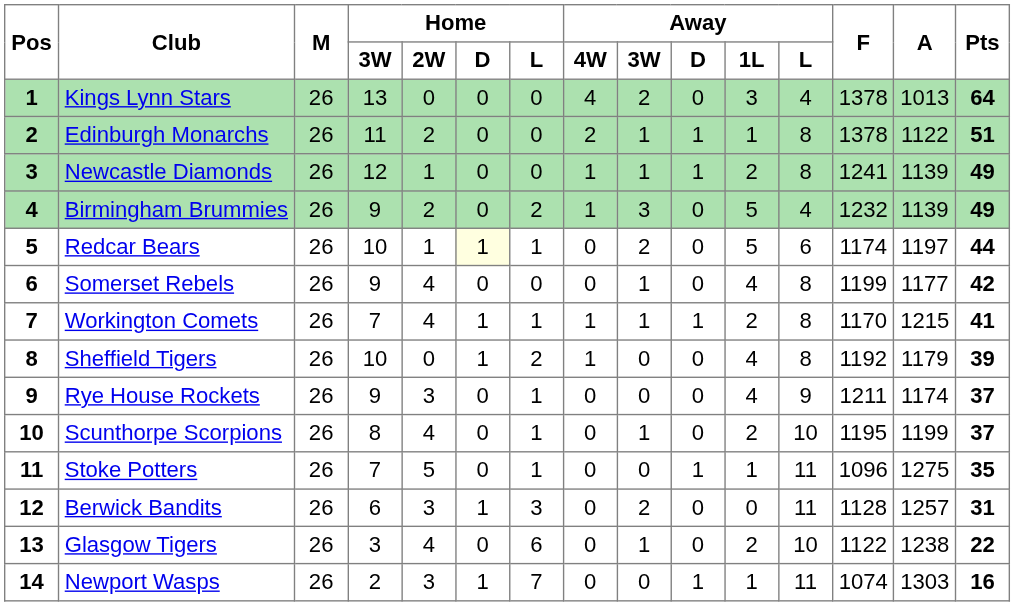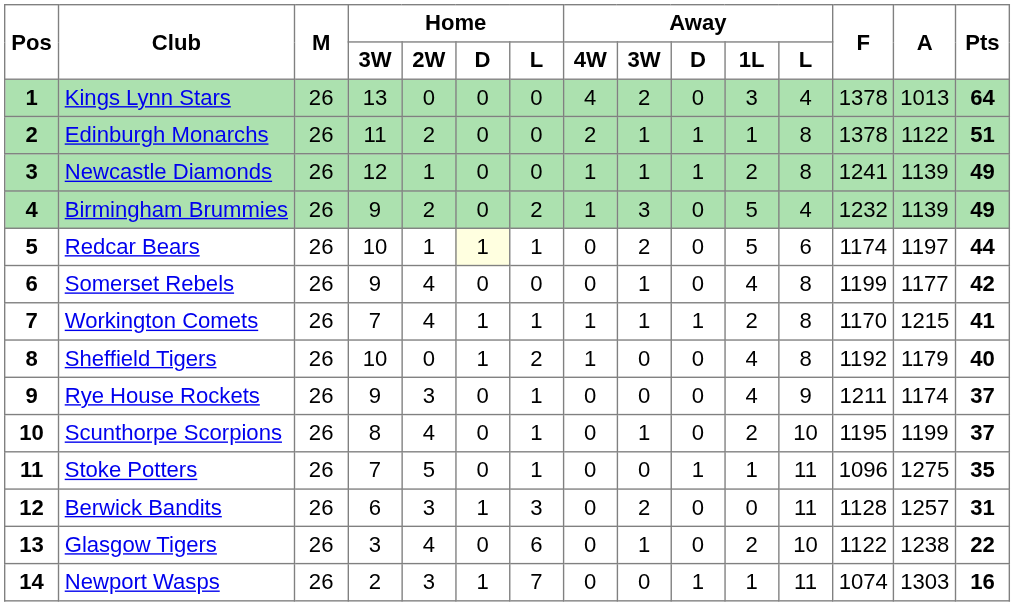(982, 358) 39 -> (982, 358) 40
